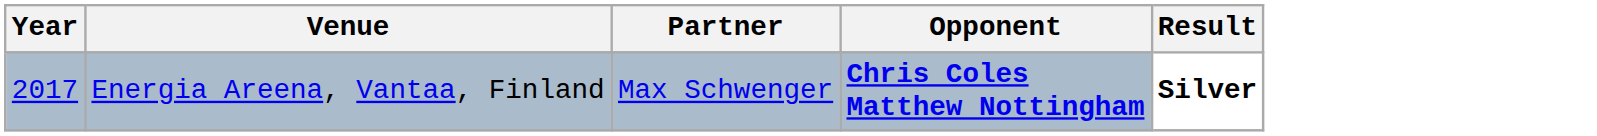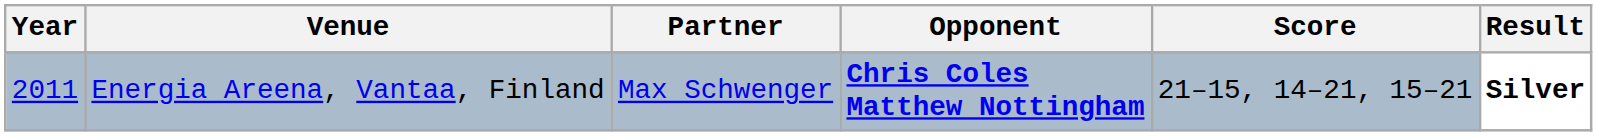+ column: (1315, 28)
(45, 91) 2017 -> (45, 91) 2011
